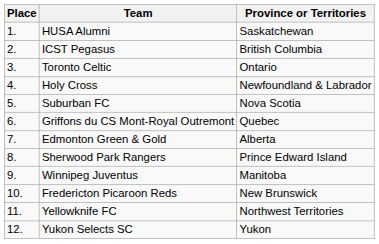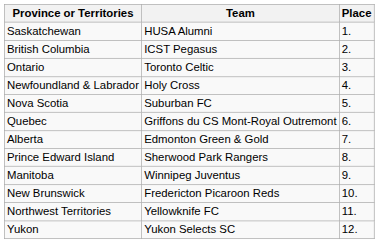columns swapped: (22, 13) <-> (305, 13)
